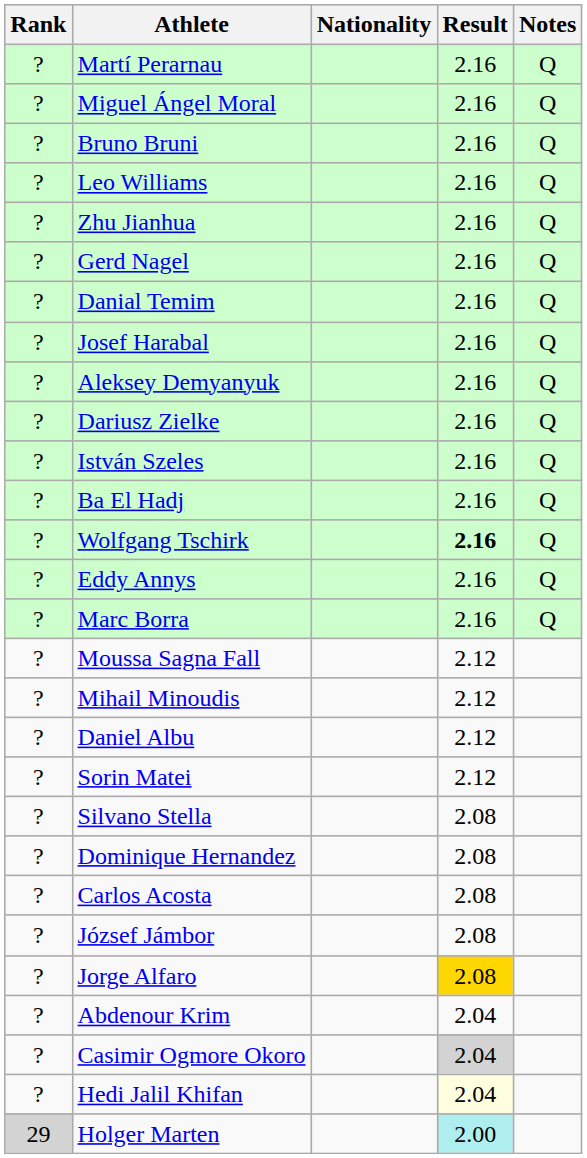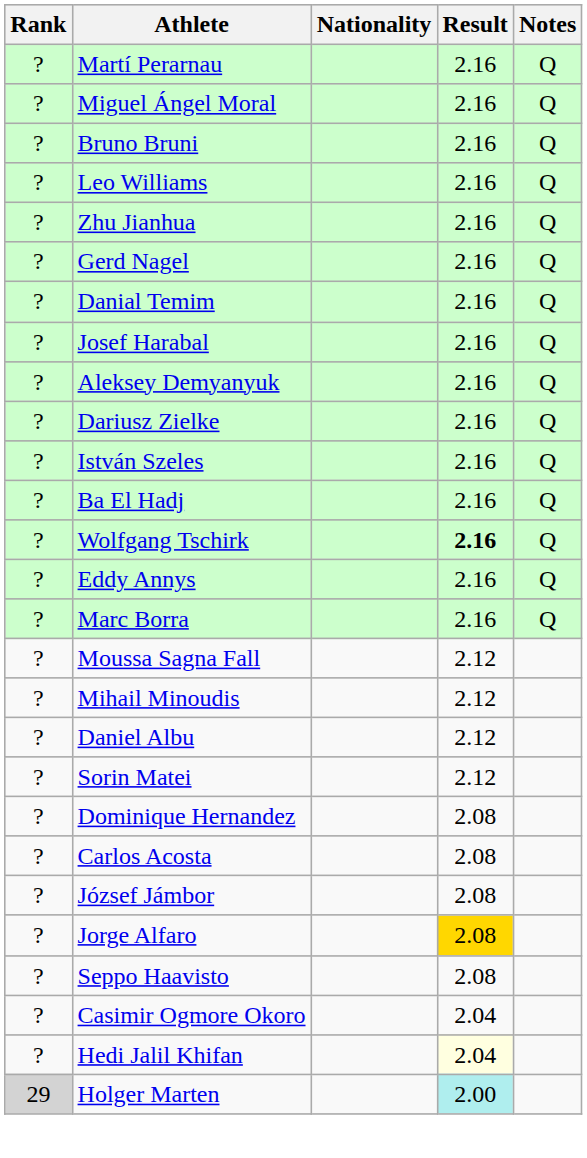- row: (145, 816)
+ row: (153, 974)
- row: (154, 1014)
(475, 1054) lightgrey background -> (475, 1014) no background
